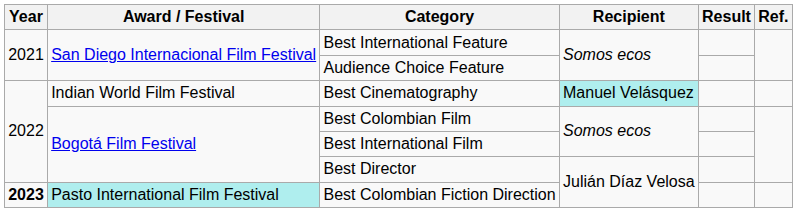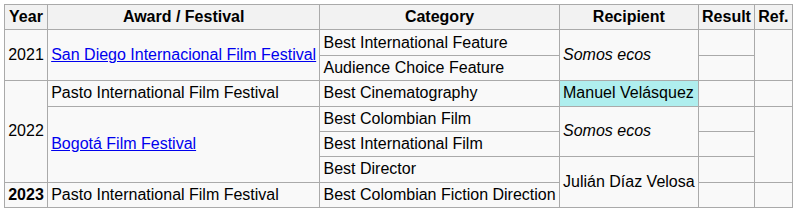(143, 93) Indian World Film Festival -> (165, 93) Pasto International Film Festival
(165, 194) paleturquoise background -> (165, 194) no background
